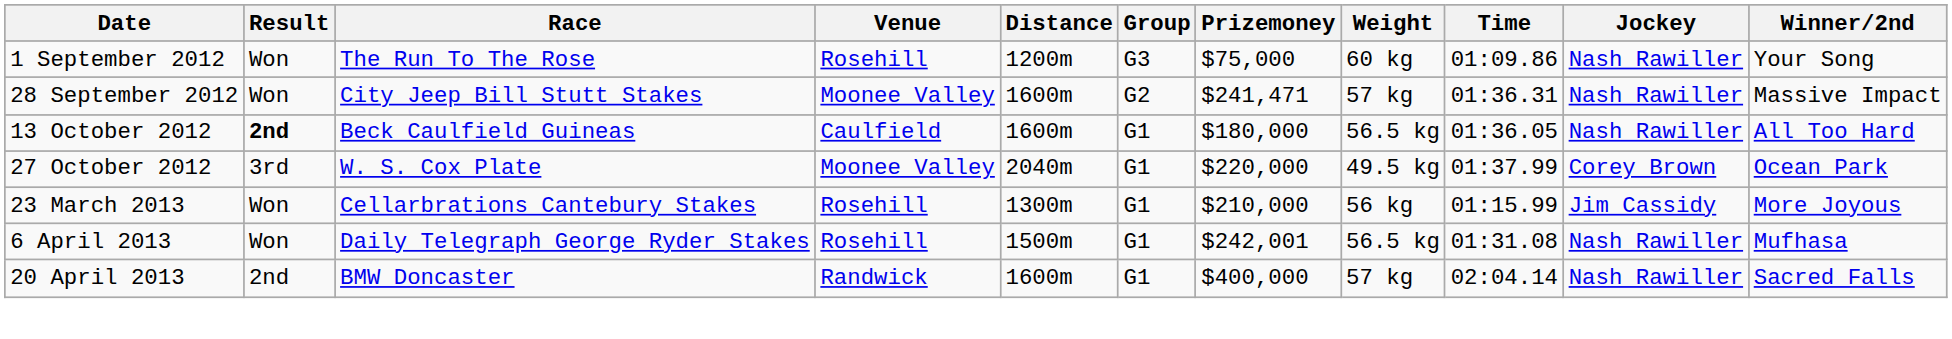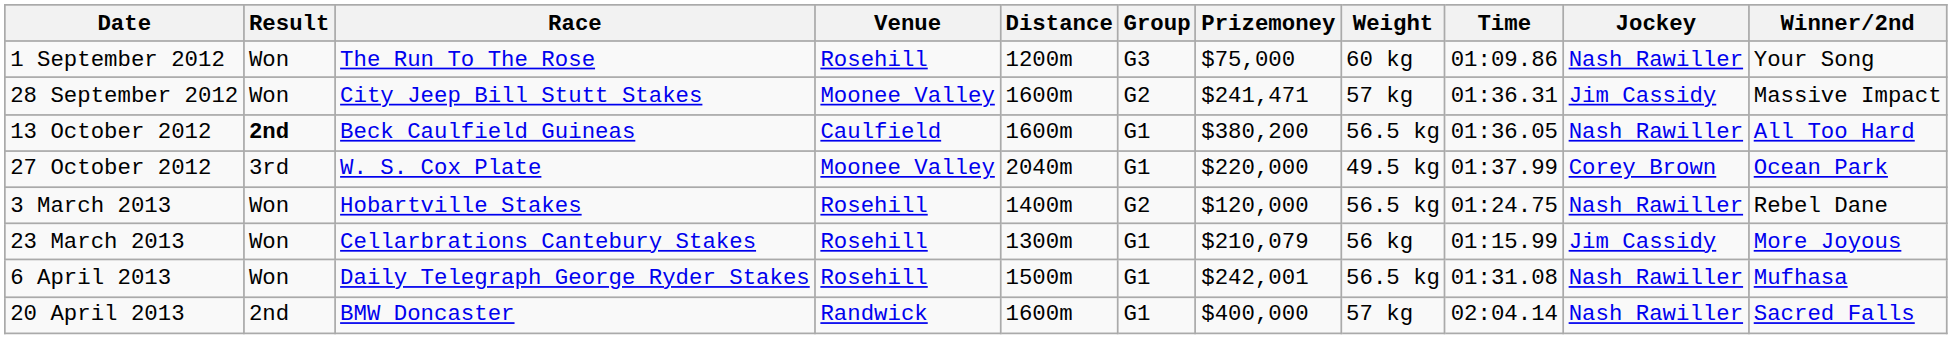(1656, 96) Nash Rawiller -> (1642, 96) Jim Cassidy
(1255, 132) $180,000 -> (1255, 132) $380,200
+ row: (91, 205)
(1255, 205) $210,000 -> (1255, 242) $210,079
